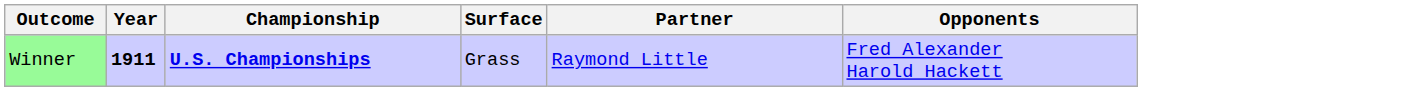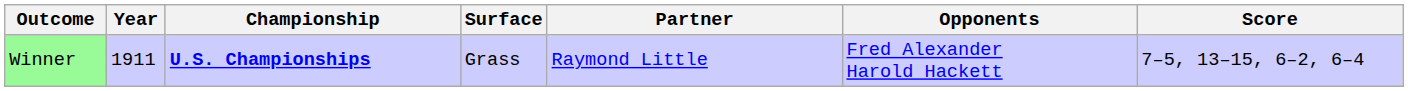+ column: (1270, 20)
(133, 61) bold -> (133, 61) normal
